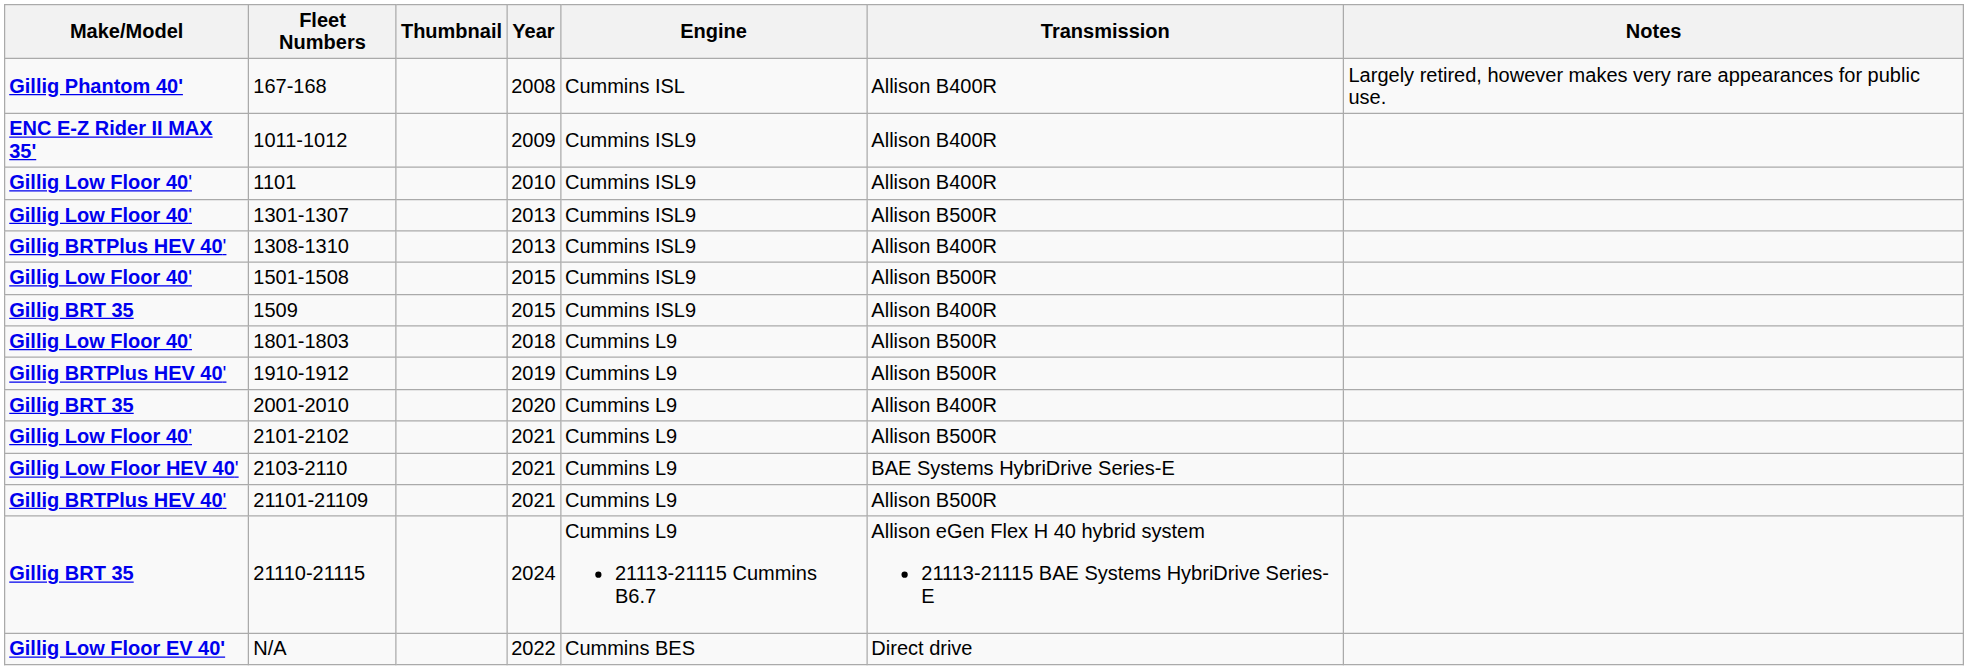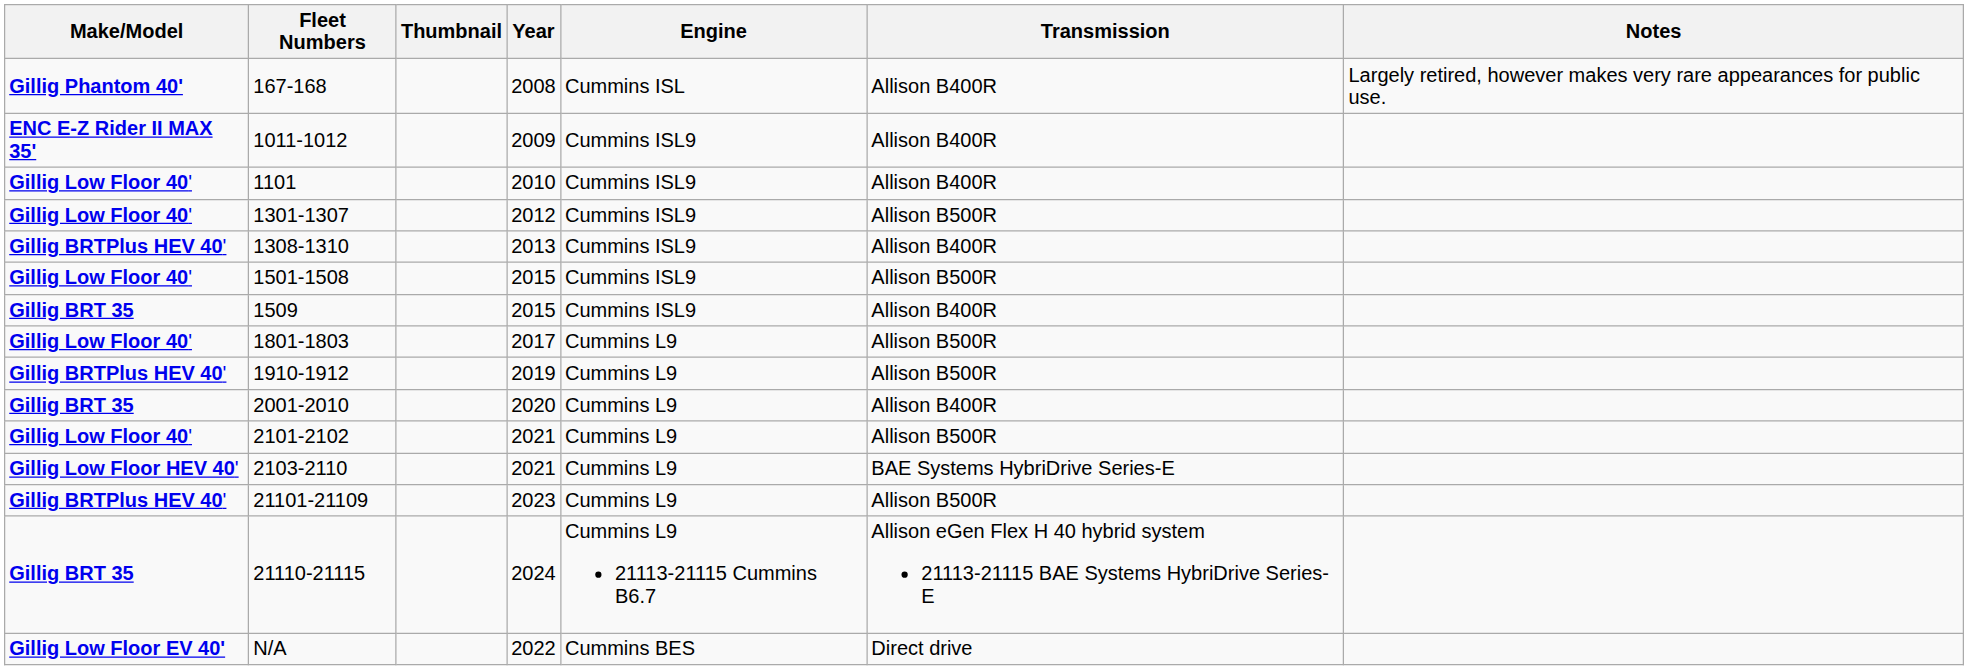(533, 214) 2013 -> (533, 214) 2012
(533, 341) 2018 -> (533, 341) 2017
(533, 500) 2021 -> (533, 500) 2023
